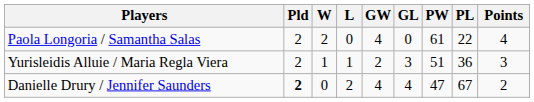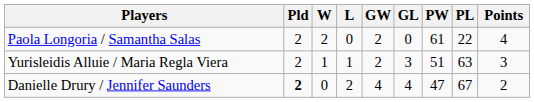(378, 39) 4 -> (378, 39) 2
(465, 62) 36 -> (465, 62) 63
